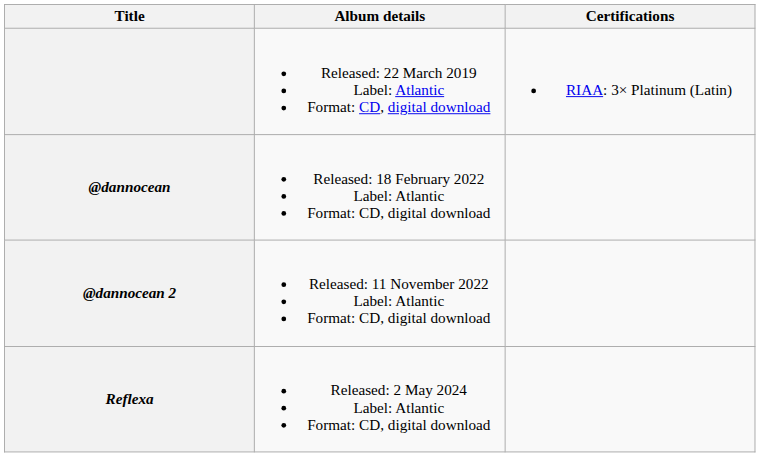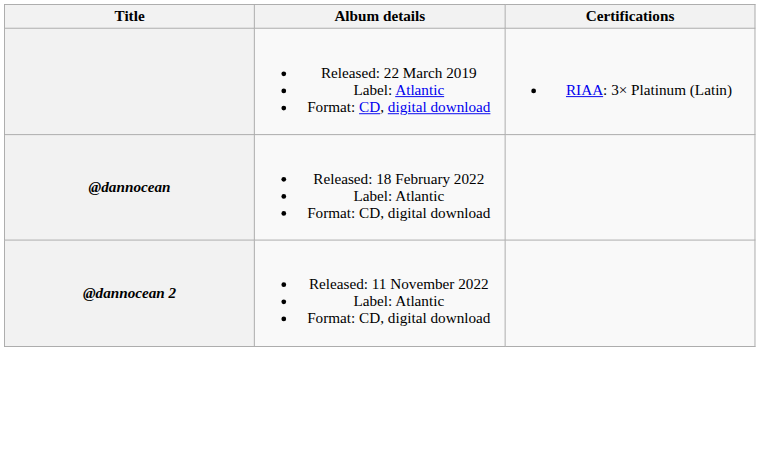- row: (130, 398)
